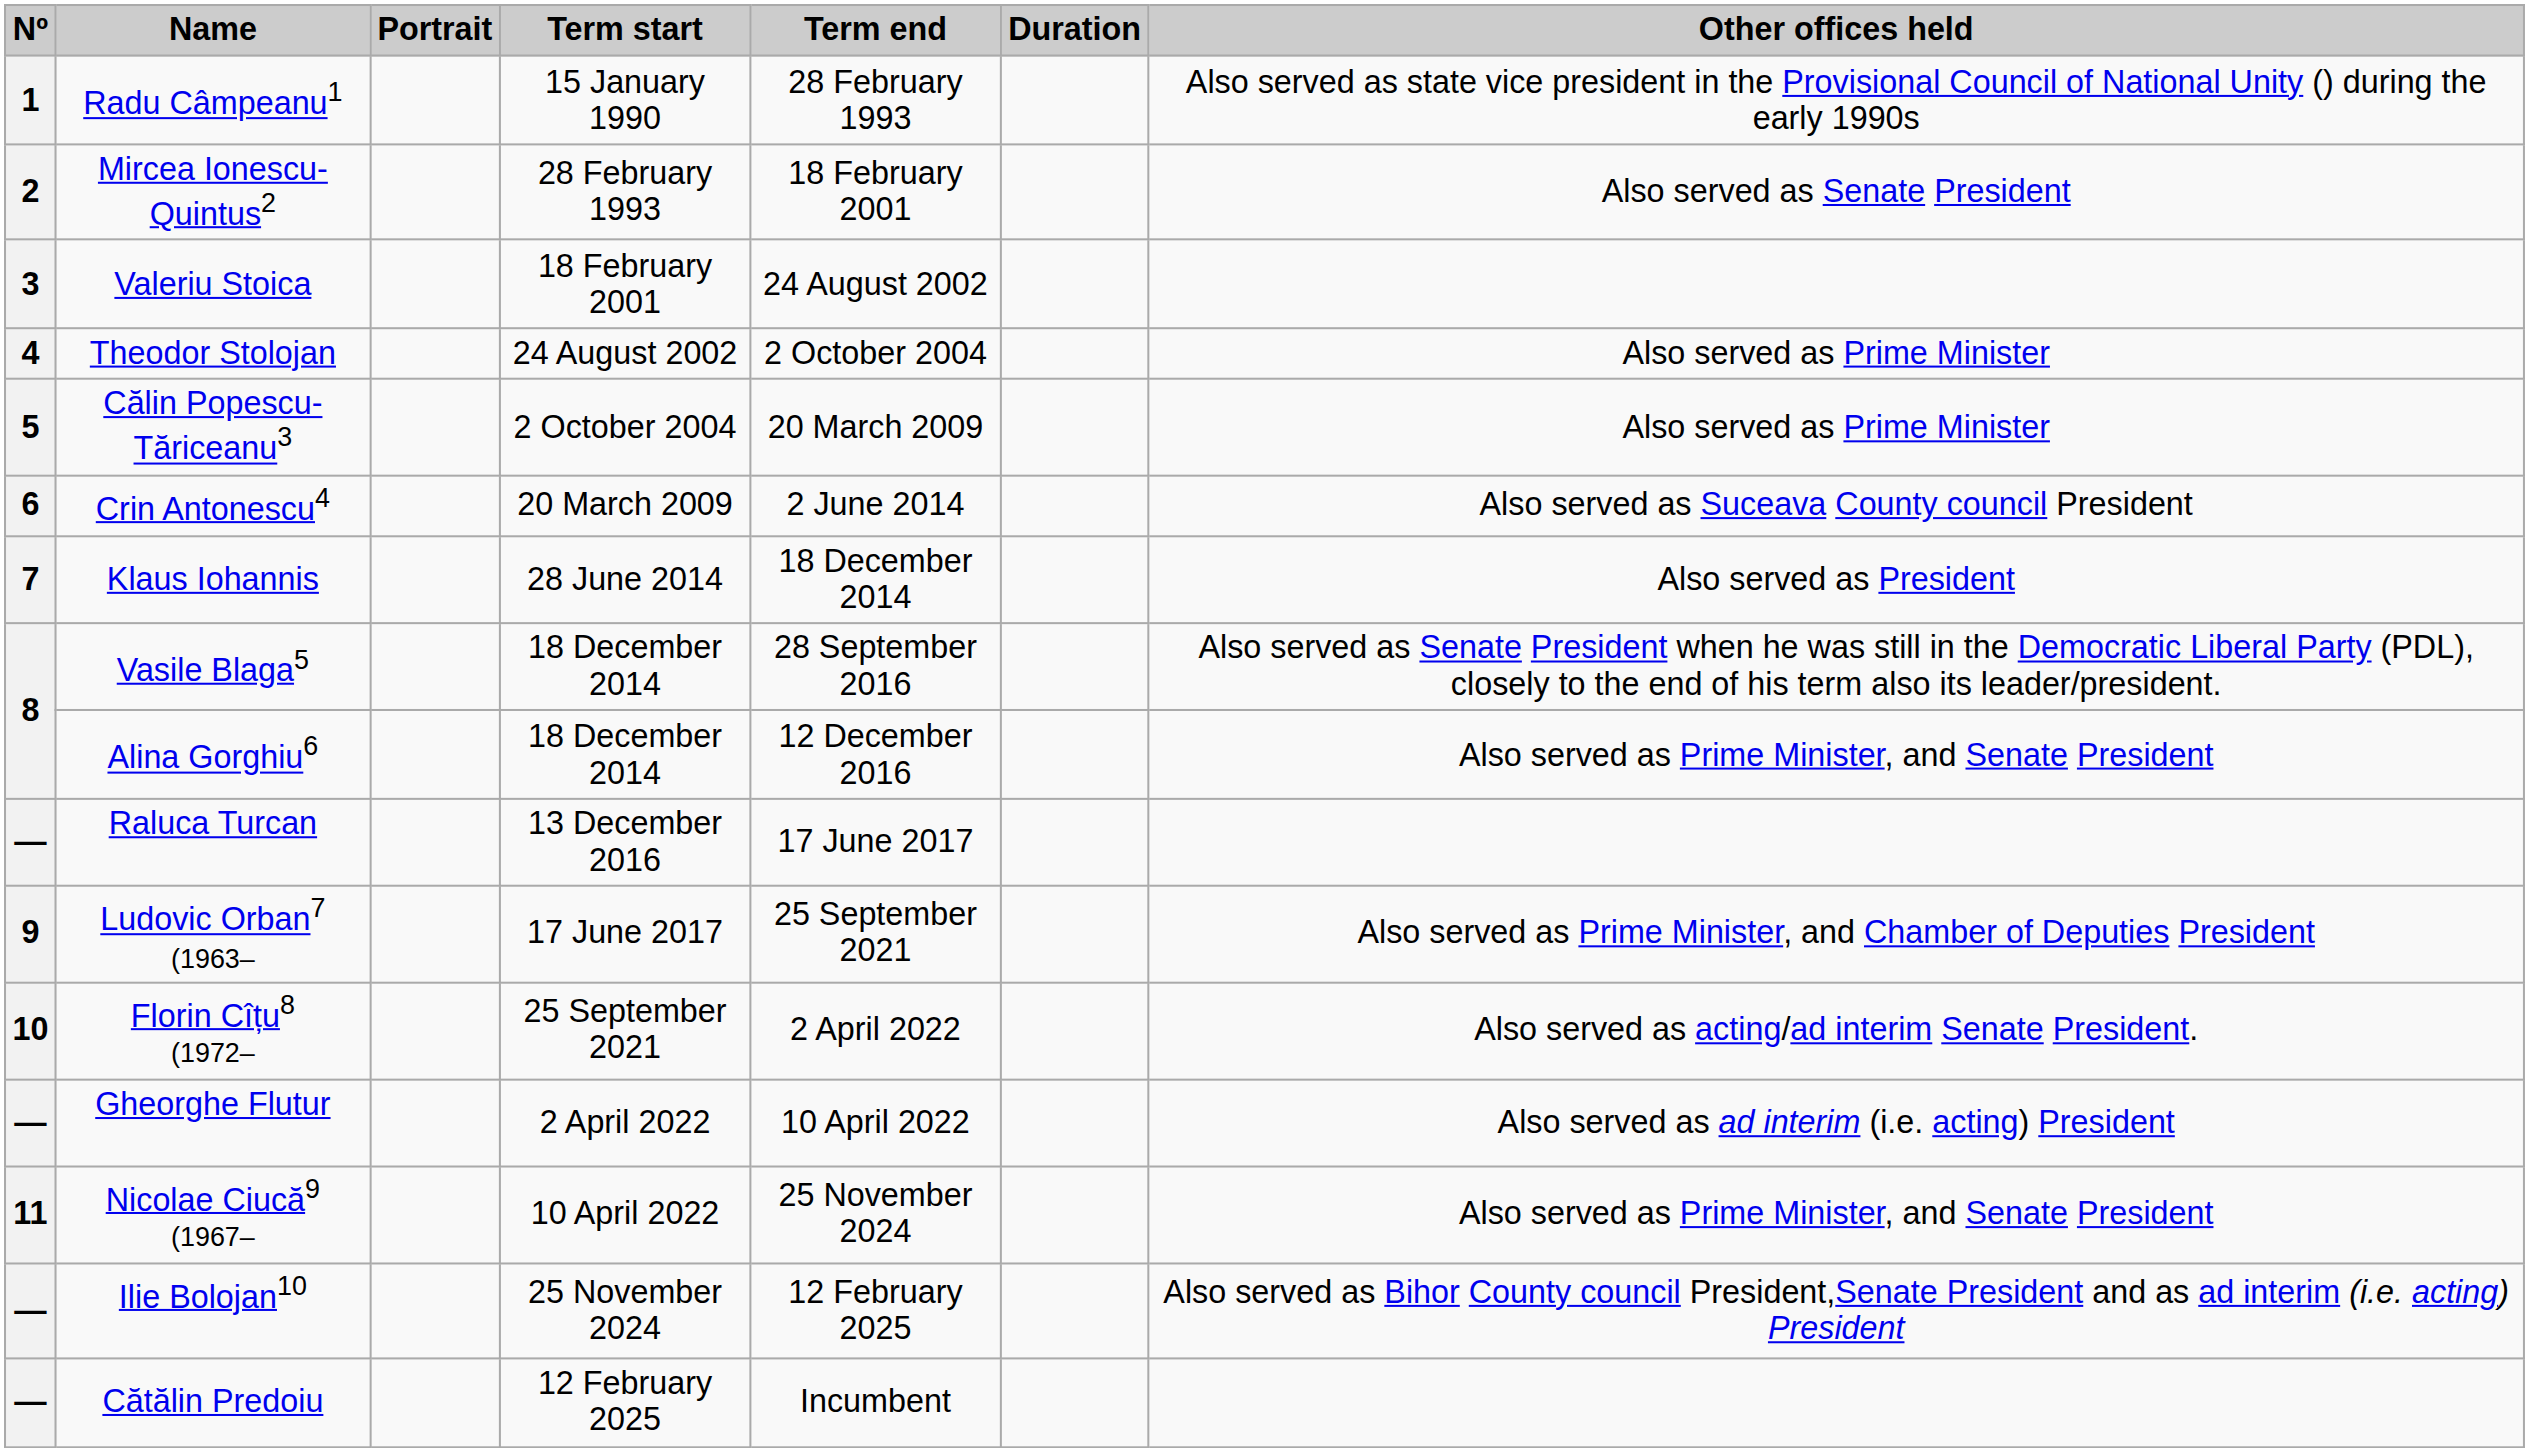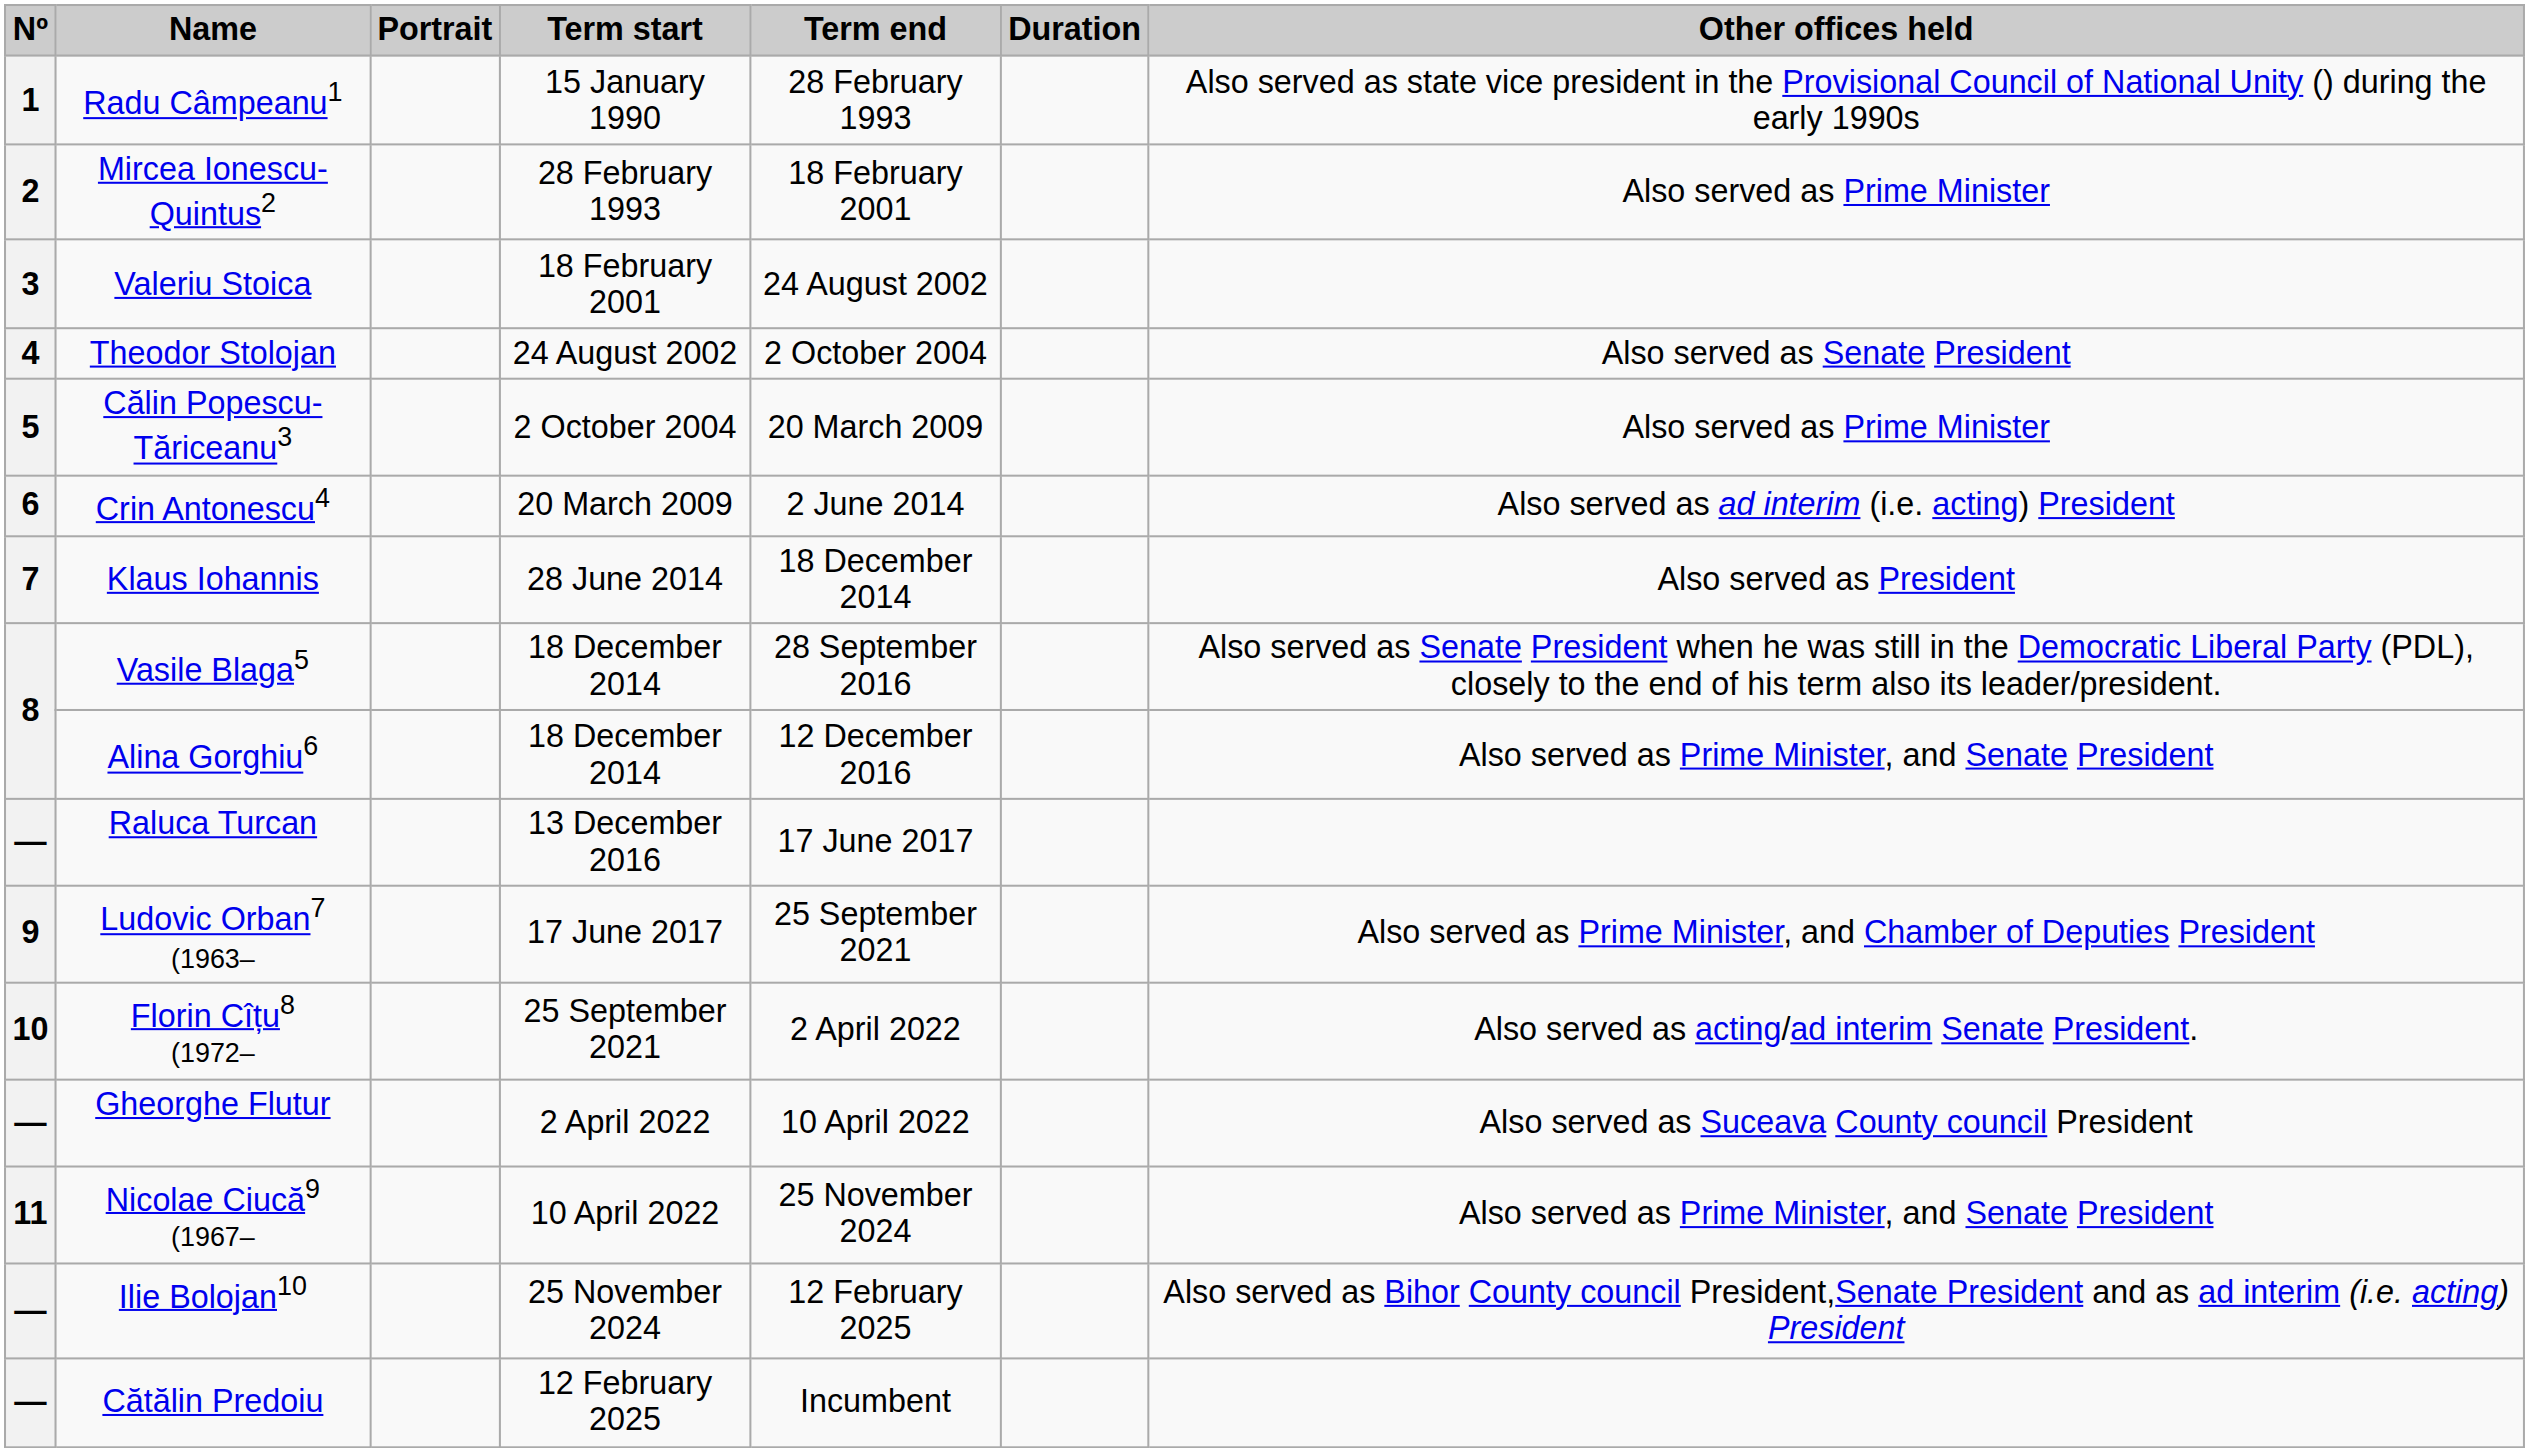(1836, 191) Also served as Senate President -> (1836, 191) Also served as Prime Minister
(1836, 352) Also served as Prime Minister -> (1836, 352) Also served as Senate President
(1836, 504) Also served as Suceava County council President -> (1836, 504) Also served as ad interim (i.e. acting) President
(1836, 1121) Also served as ad interim (i.e. acting) President -> (1836, 1121) Also served as Suceava County council President
